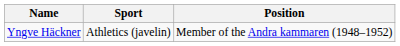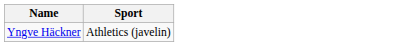- column: (284, 13)
